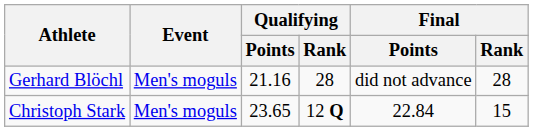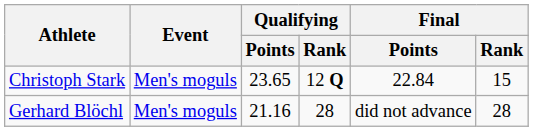rows swapped: (66, 80) <-> (67, 111)
